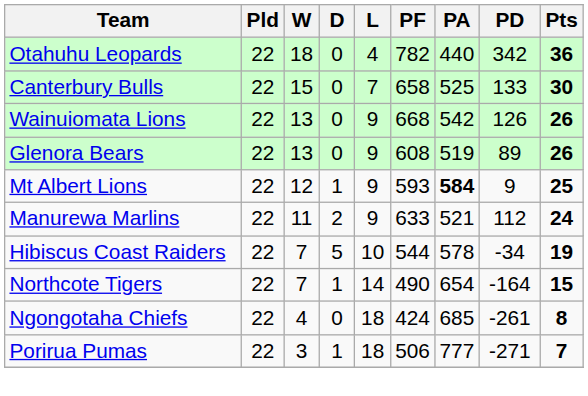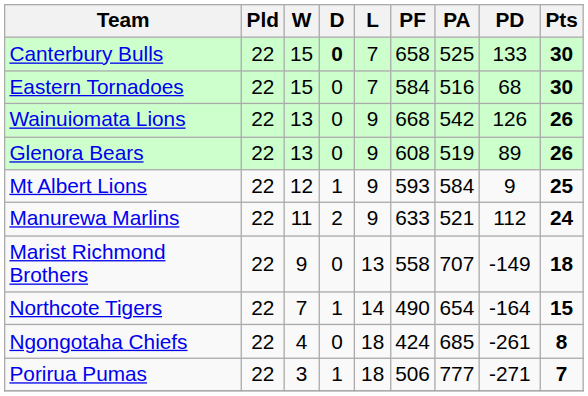- row: (96, 53)
(337, 86) normal -> (337, 53) bold
+ row: (97, 86)
(457, 185) bold -> (457, 185) normal
- row: (118, 251)
+ row: (87, 263)
